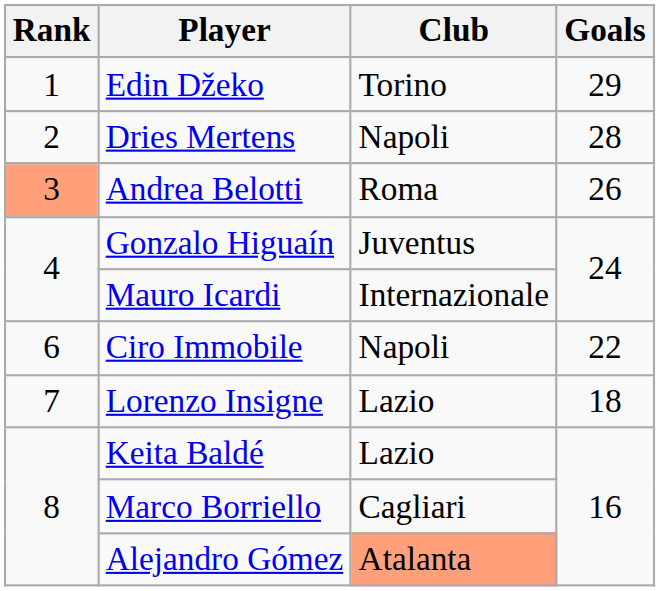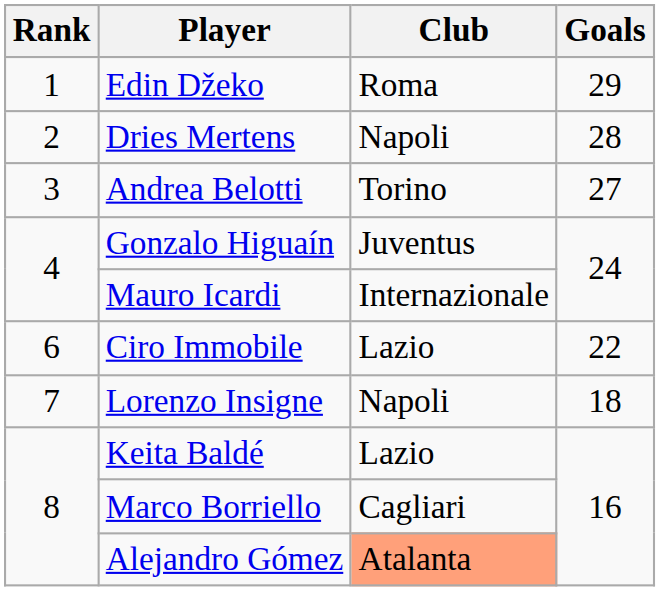(403, 83) Torino -> (398, 83) Roma
(52, 189) lightsalmon background -> (52, 189) no background
(398, 189) Roma -> (403, 189) Torino
(605, 189) 26 -> (605, 189) 27
(404, 347) Napoli -> (396, 347) Lazio
(396, 400) Lazio -> (404, 400) Napoli
